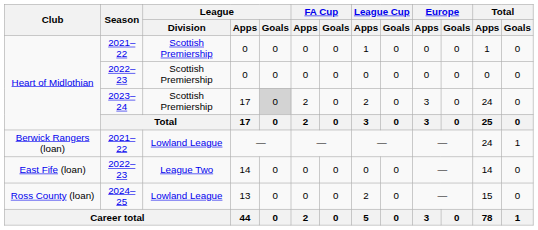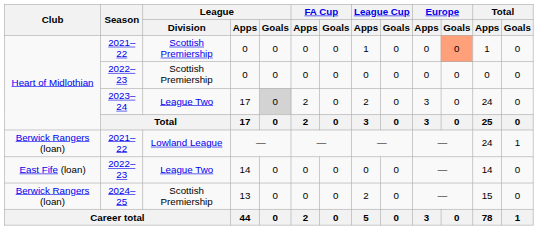(457, 48) no background -> (457, 48) lightsalmon background
(187, 101) Scottish Premiership -> (187, 101) League Two
(53, 196) Ross County (loan) -> (53, 196) Berwick Rangers (loan)
(187, 196) Lowland League -> (187, 196) Scottish Premiership
